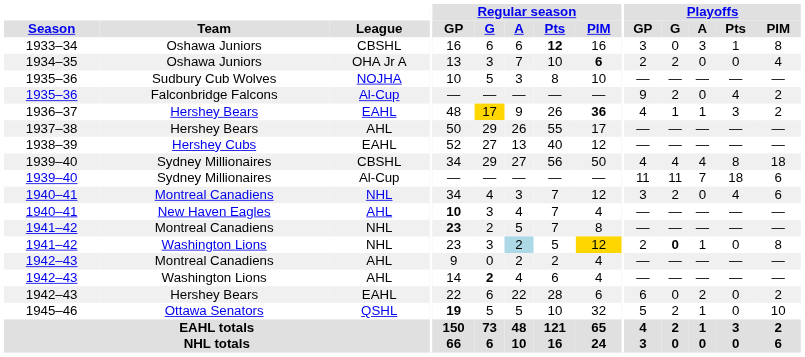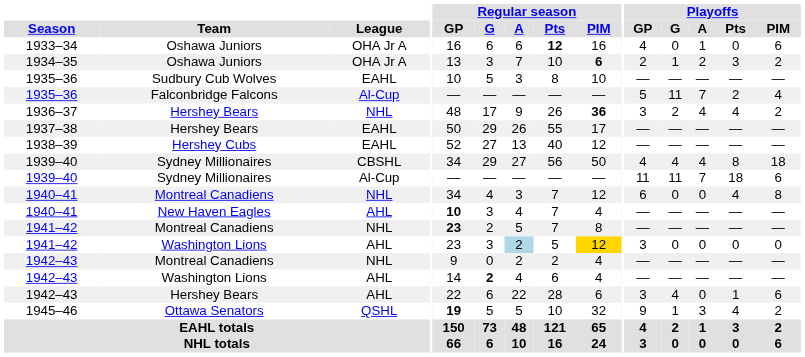(379, 45) CBSHL -> (379, 45) OHA Jr A
(643, 45) 3 -> (643, 45) 4
(702, 45) 3 -> (702, 45) 1
(736, 45) 1 -> (736, 45) 0
(778, 45) 8 -> (778, 45) 6
(675, 62) 2 -> (675, 62) 1
(702, 62) 0 -> (702, 62) 2
(736, 62) 0 -> (736, 62) 3
(778, 62) 4 -> (778, 62) 2
(379, 78) NOJHA -> (379, 78) EAHL
(643, 95) 9 -> (643, 95) 5
(675, 95) 2 -> (675, 95) 11
(702, 95) 0 -> (702, 95) 7
(736, 95) 4 -> (736, 95) 2
(778, 95) 2 -> (778, 95) 4
(379, 111) EAHL -> (379, 111) NHL
(490, 111) gold background -> (490, 111) no background
(643, 111) 4 -> (643, 111) 3
(675, 111) 1 -> (675, 111) 2
(702, 111) 1 -> (702, 111) 4
(736, 111) 3 -> (736, 111) 4
(379, 128) AHL -> (379, 128) EAHL
(643, 194) 3 -> (643, 194) 6
(675, 194) 2 -> (675, 194) 0
(778, 194) 6 -> (778, 194) 8
(379, 244) NHL -> (379, 244) AHL
(643, 244) 2 -> (643, 244) 3
(675, 244) bold -> (675, 244) normal
(702, 244) 1 -> (702, 244) 0
(778, 244) 8 -> (778, 244) 0
(379, 261) AHL -> (379, 261) NHL
(379, 294) EAHL -> (379, 294) AHL
(643, 294) 6 -> (643, 294) 3
(675, 294) 0 -> (675, 294) 4
(702, 294) 2 -> (702, 294) 0
(736, 294) 0 -> (736, 294) 1
(778, 294) 2 -> (778, 294) 6
(643, 311) 5 -> (643, 311) 9
(675, 311) 2 -> (675, 311) 1
(702, 311) 1 -> (702, 311) 3
(736, 311) 0 -> (736, 311) 4
(778, 311) 10 -> (778, 311) 2
